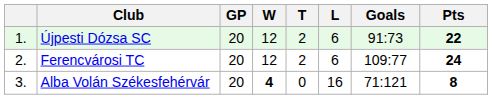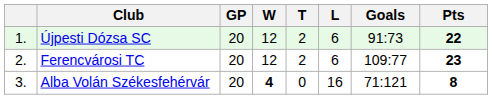(454, 60) 24 -> (454, 60) 23
